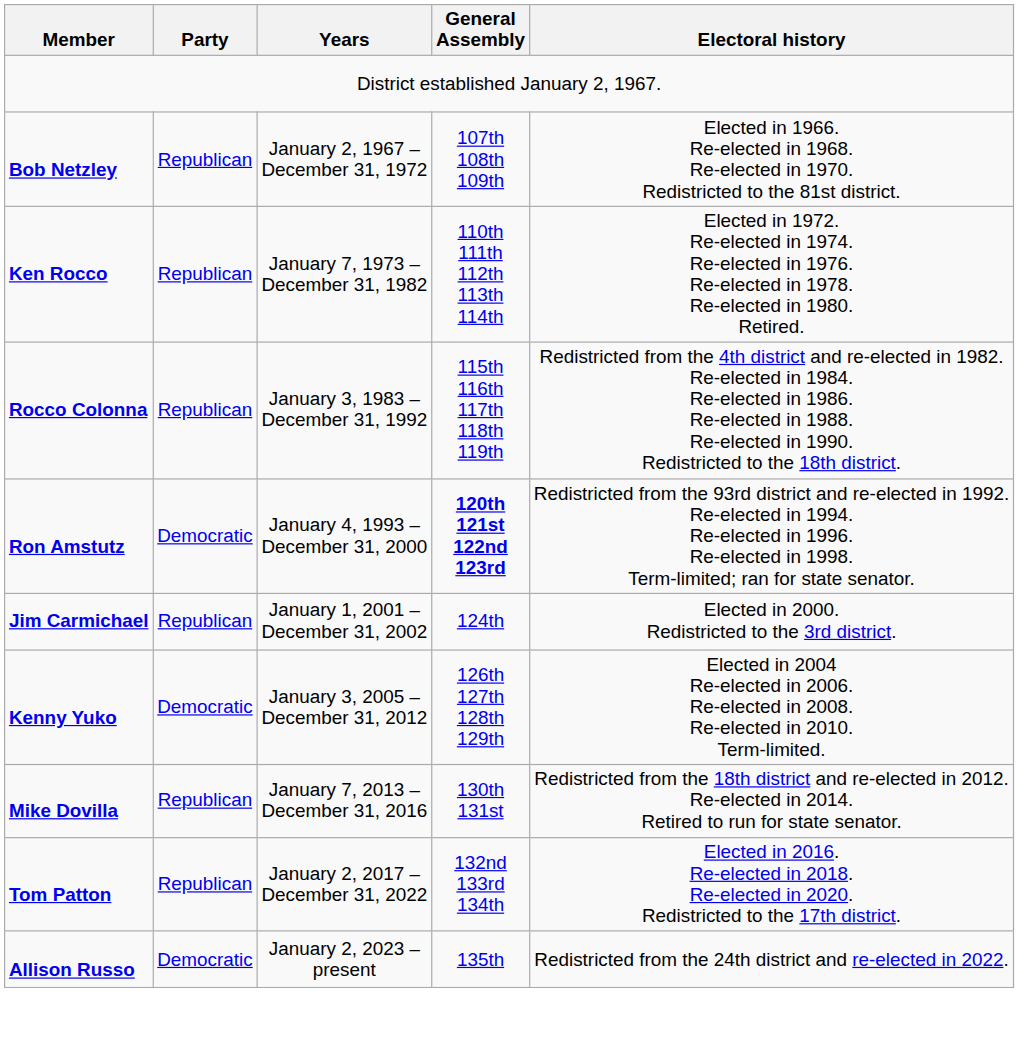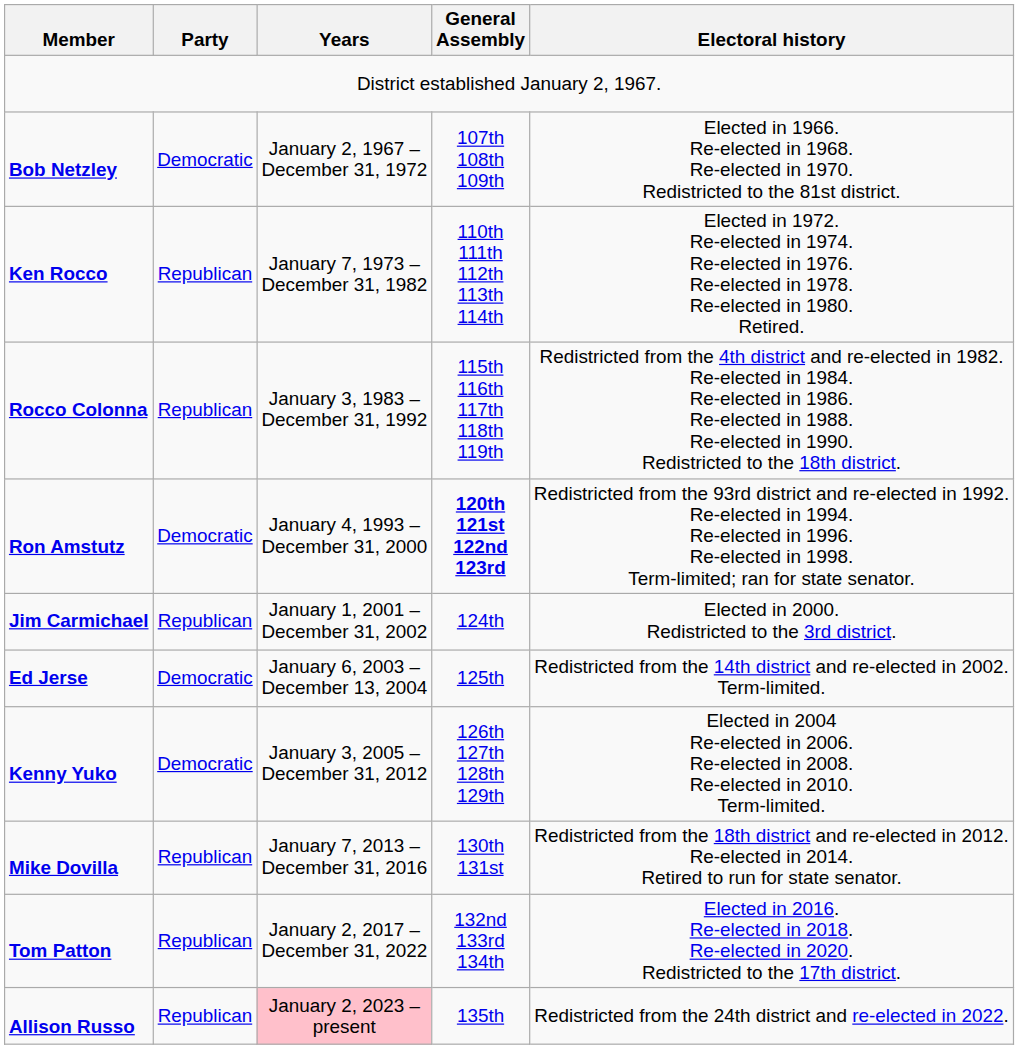(205, 159) Republican -> (205, 159) Democratic
+ row: (48, 678)
(205, 959) Democratic -> (205, 1015) Republican
(344, 959) no background -> (344, 1015) pink background
